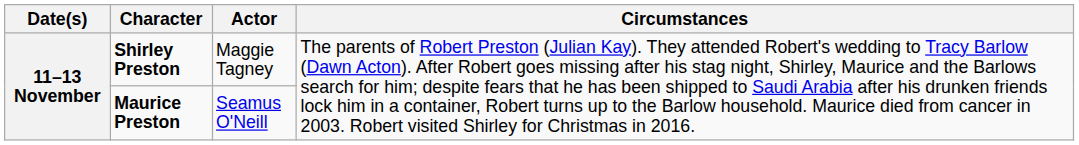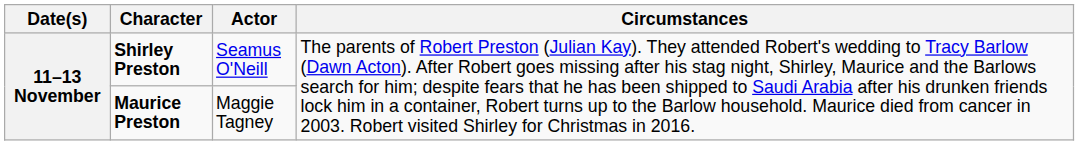(245, 60) Maggie Tagney -> (249, 60) Seamus O'Neill
(249, 113) Seamus O'Neill -> (245, 113) Maggie Tagney
